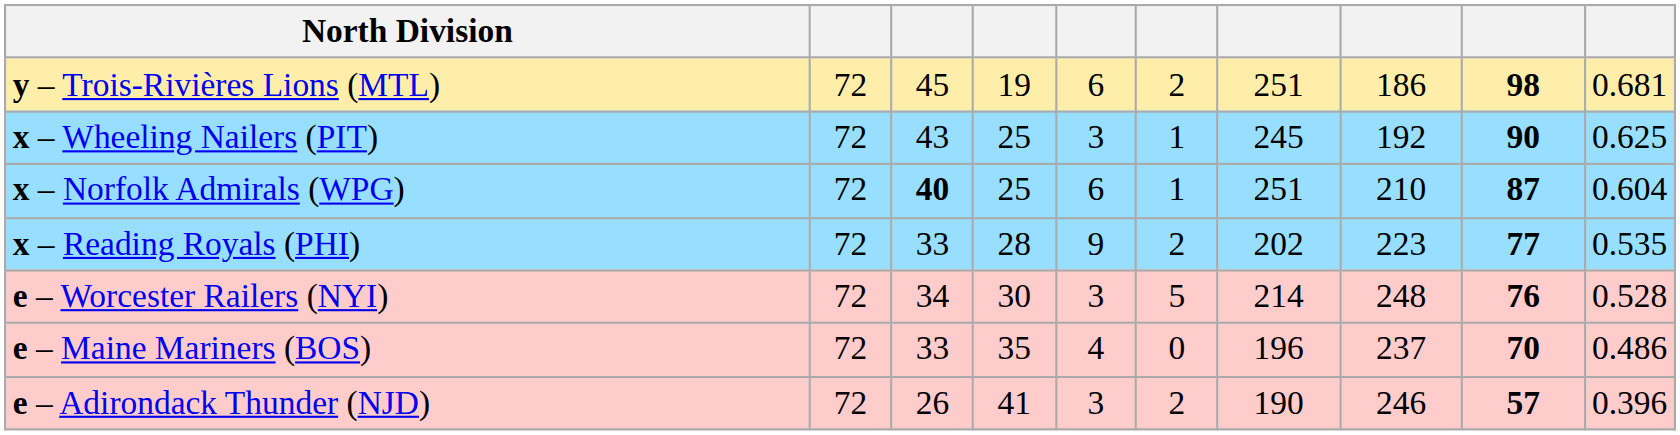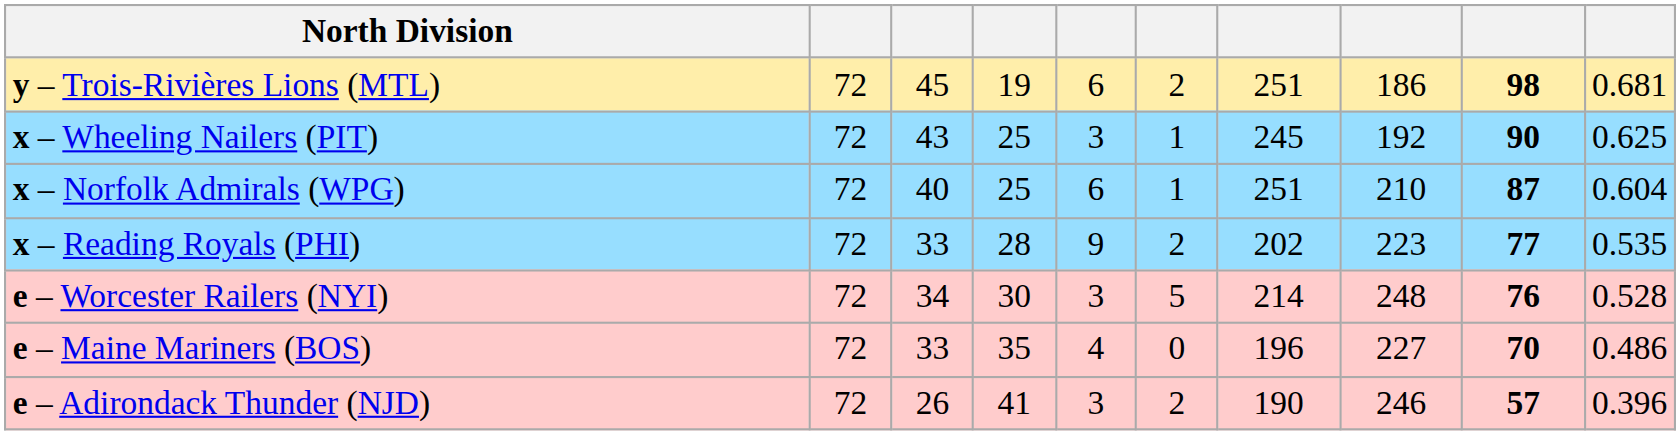(932, 190) bold -> (932, 190) normal
(1401, 349) 237 -> (1401, 349) 227
